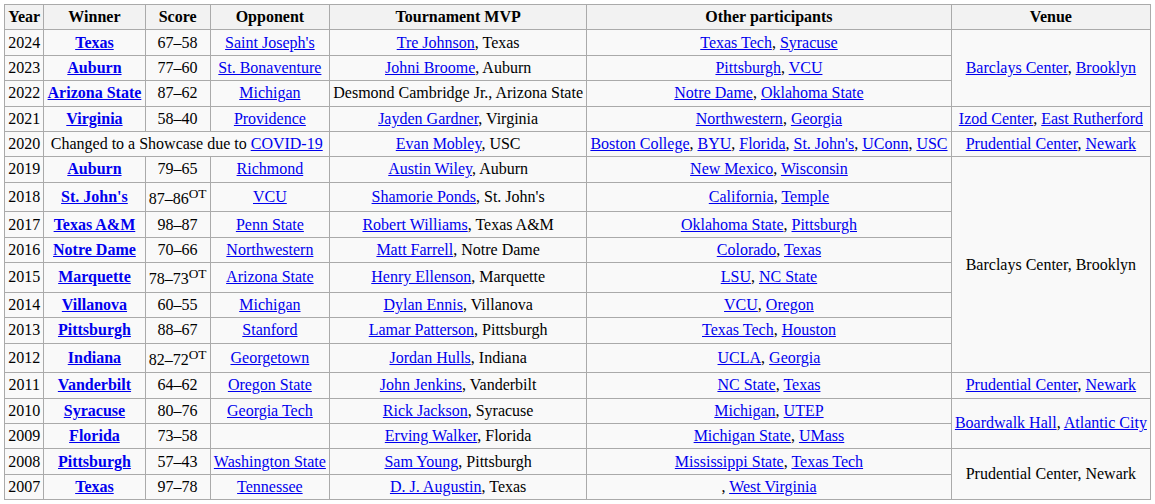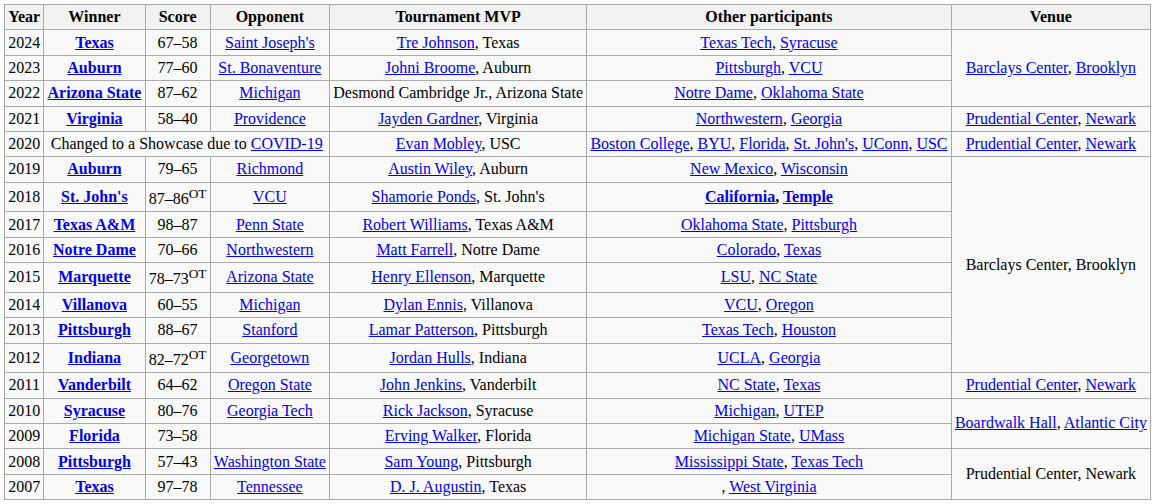(1051, 118) Izod Center, East Rutherford -> (1051, 118) Prudential Center, Newark
(769, 196) normal -> (769, 196) bold
